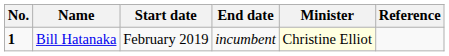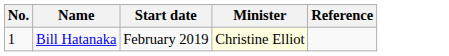- column: (245, 16)
(11, 39) bold -> (11, 39) normal
